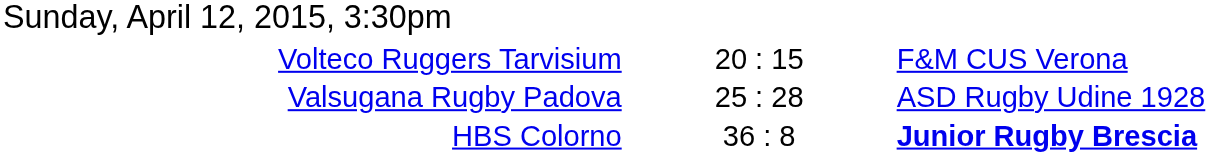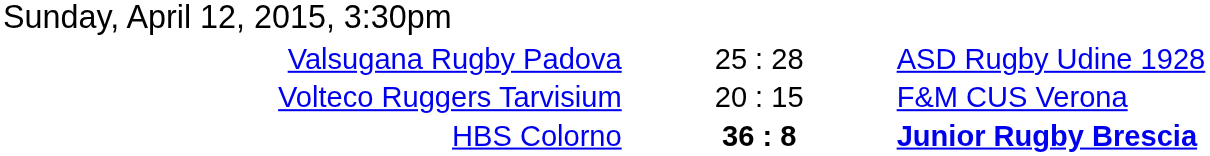rows swapped: (450, 59) <-> (455, 97)
(759, 135) normal -> (759, 135) bold
